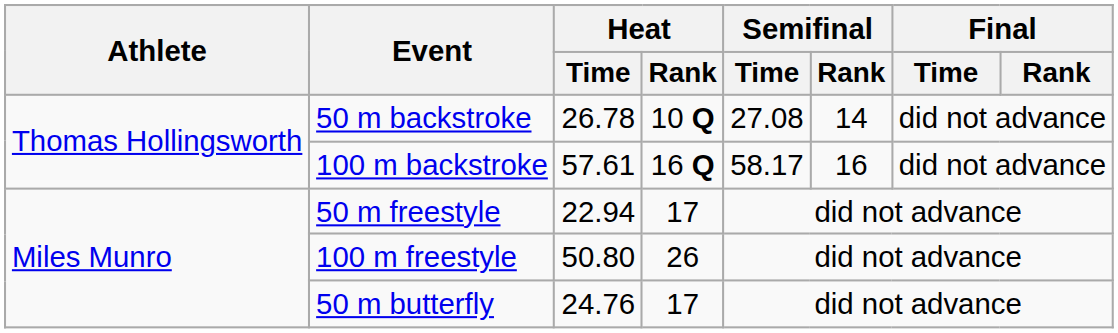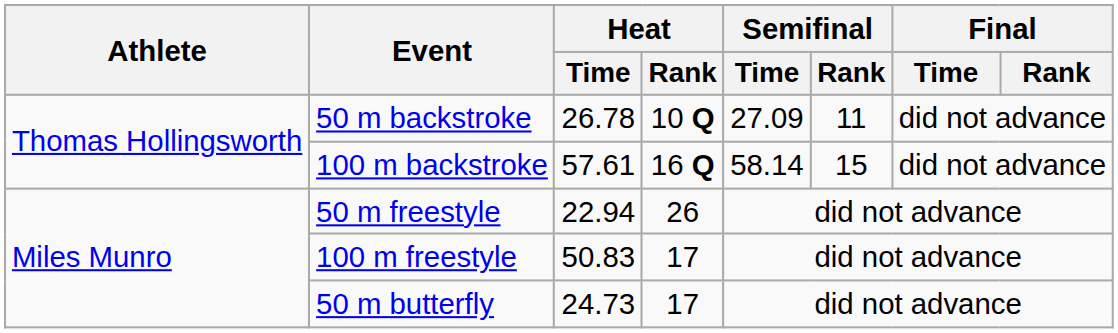(767, 119) 27.08 -> (767, 119) 27.09
(851, 119) 14 -> (851, 119) 11
(767, 165) 58.17 -> (767, 165) 58.14
(851, 165) 16 -> (851, 165) 15
(683, 212) 17 -> (683, 212) 26
(598, 258) 50.80 -> (598, 258) 50.83
(683, 258) 26 -> (683, 258) 17
(598, 304) 24.76 -> (598, 304) 24.73
